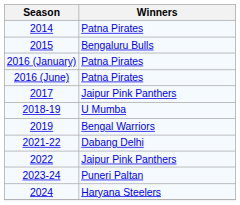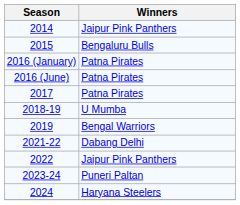(114, 28) Patna Pirates -> (129, 28) Jaipur Pink Panthers
(129, 94) Jaipur Pink Panthers -> (114, 94) Patna Pirates
